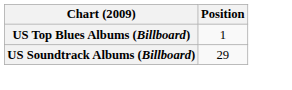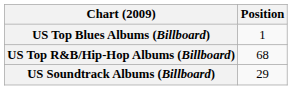+ row: (121, 54)
